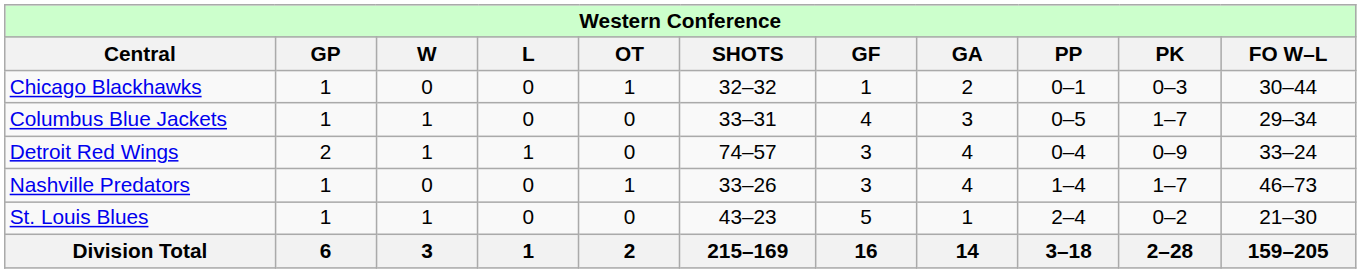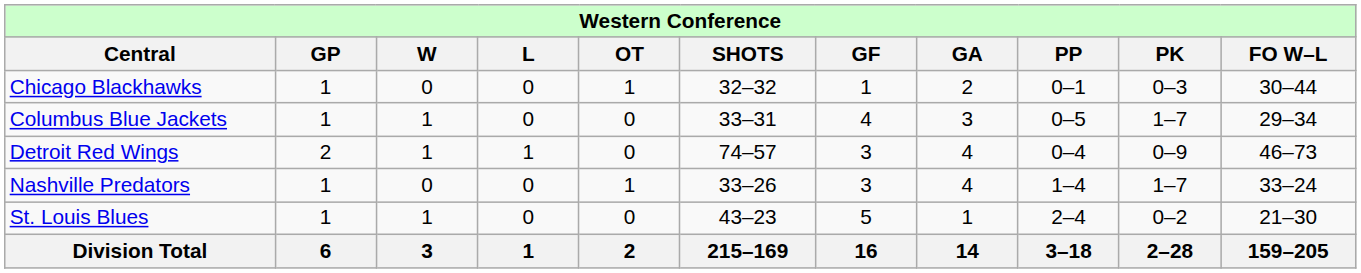(1288, 152) 33–24 -> (1288, 152) 46–73
(1288, 185) 46–73 -> (1288, 185) 33–24
